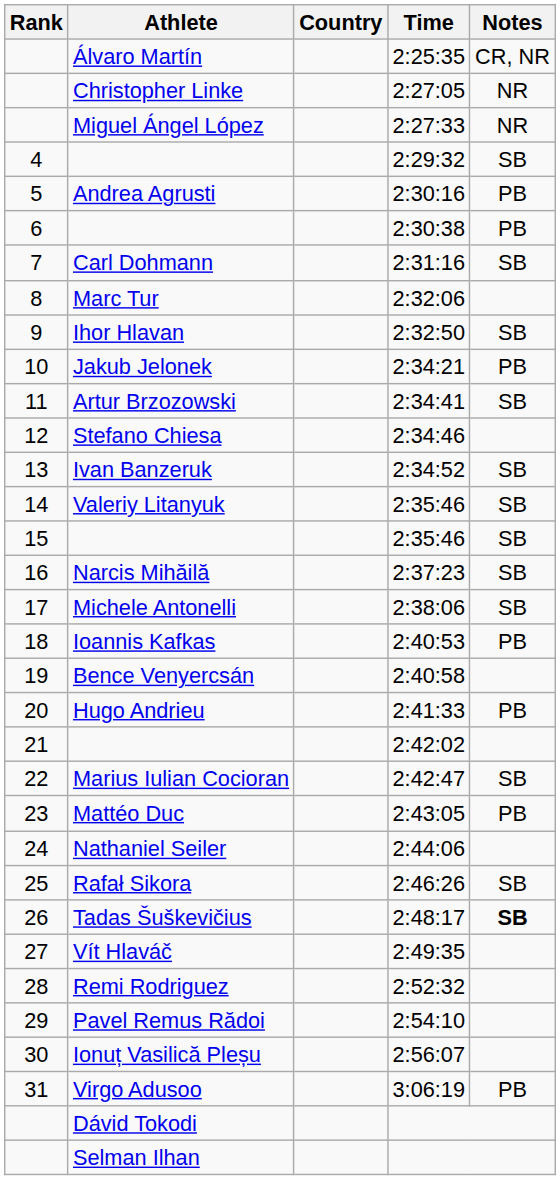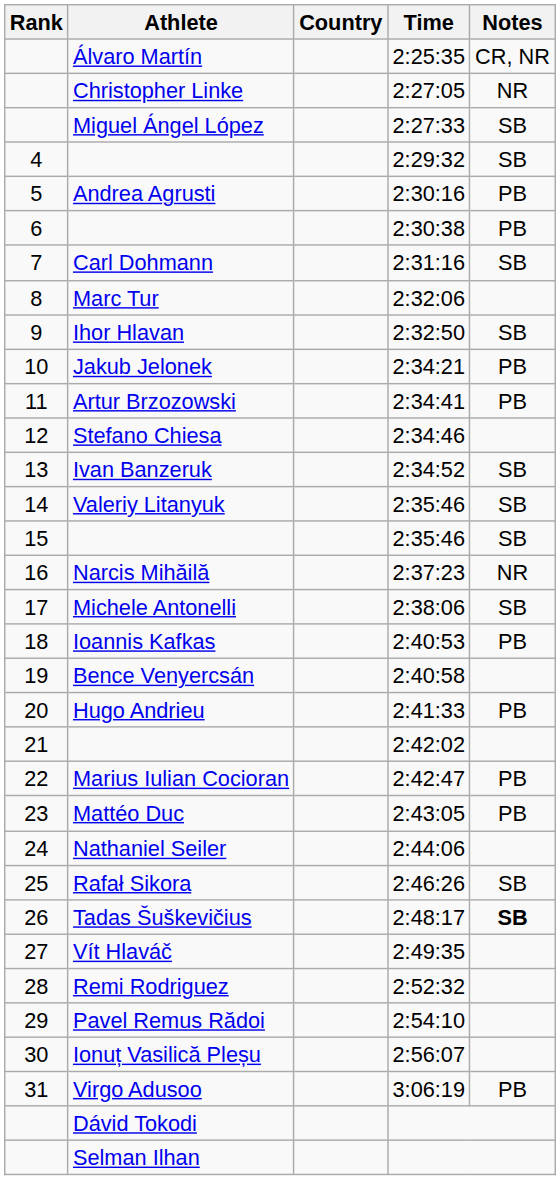(512, 125) NR -> (512, 125) SB
(512, 401) SB -> (512, 401) PB
(512, 573) SB -> (512, 573) NR
(512, 779) SB -> (512, 779) PB
